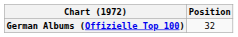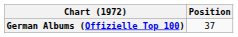(210, 26) 32 -> (210, 26) 37
